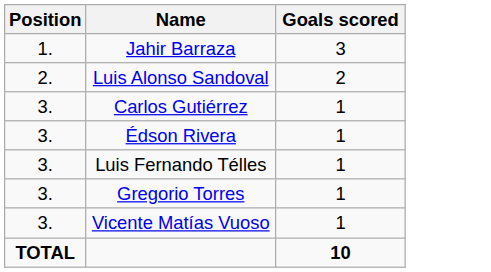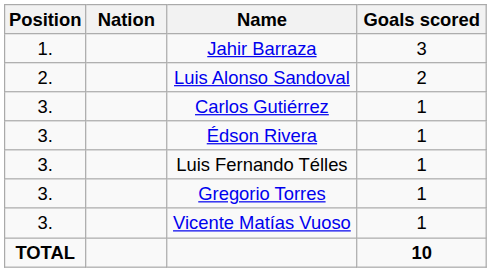+ column: (126, 19)
